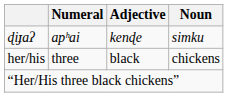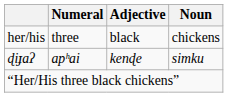rows swapped: (21, 37) <-> (26, 59)
